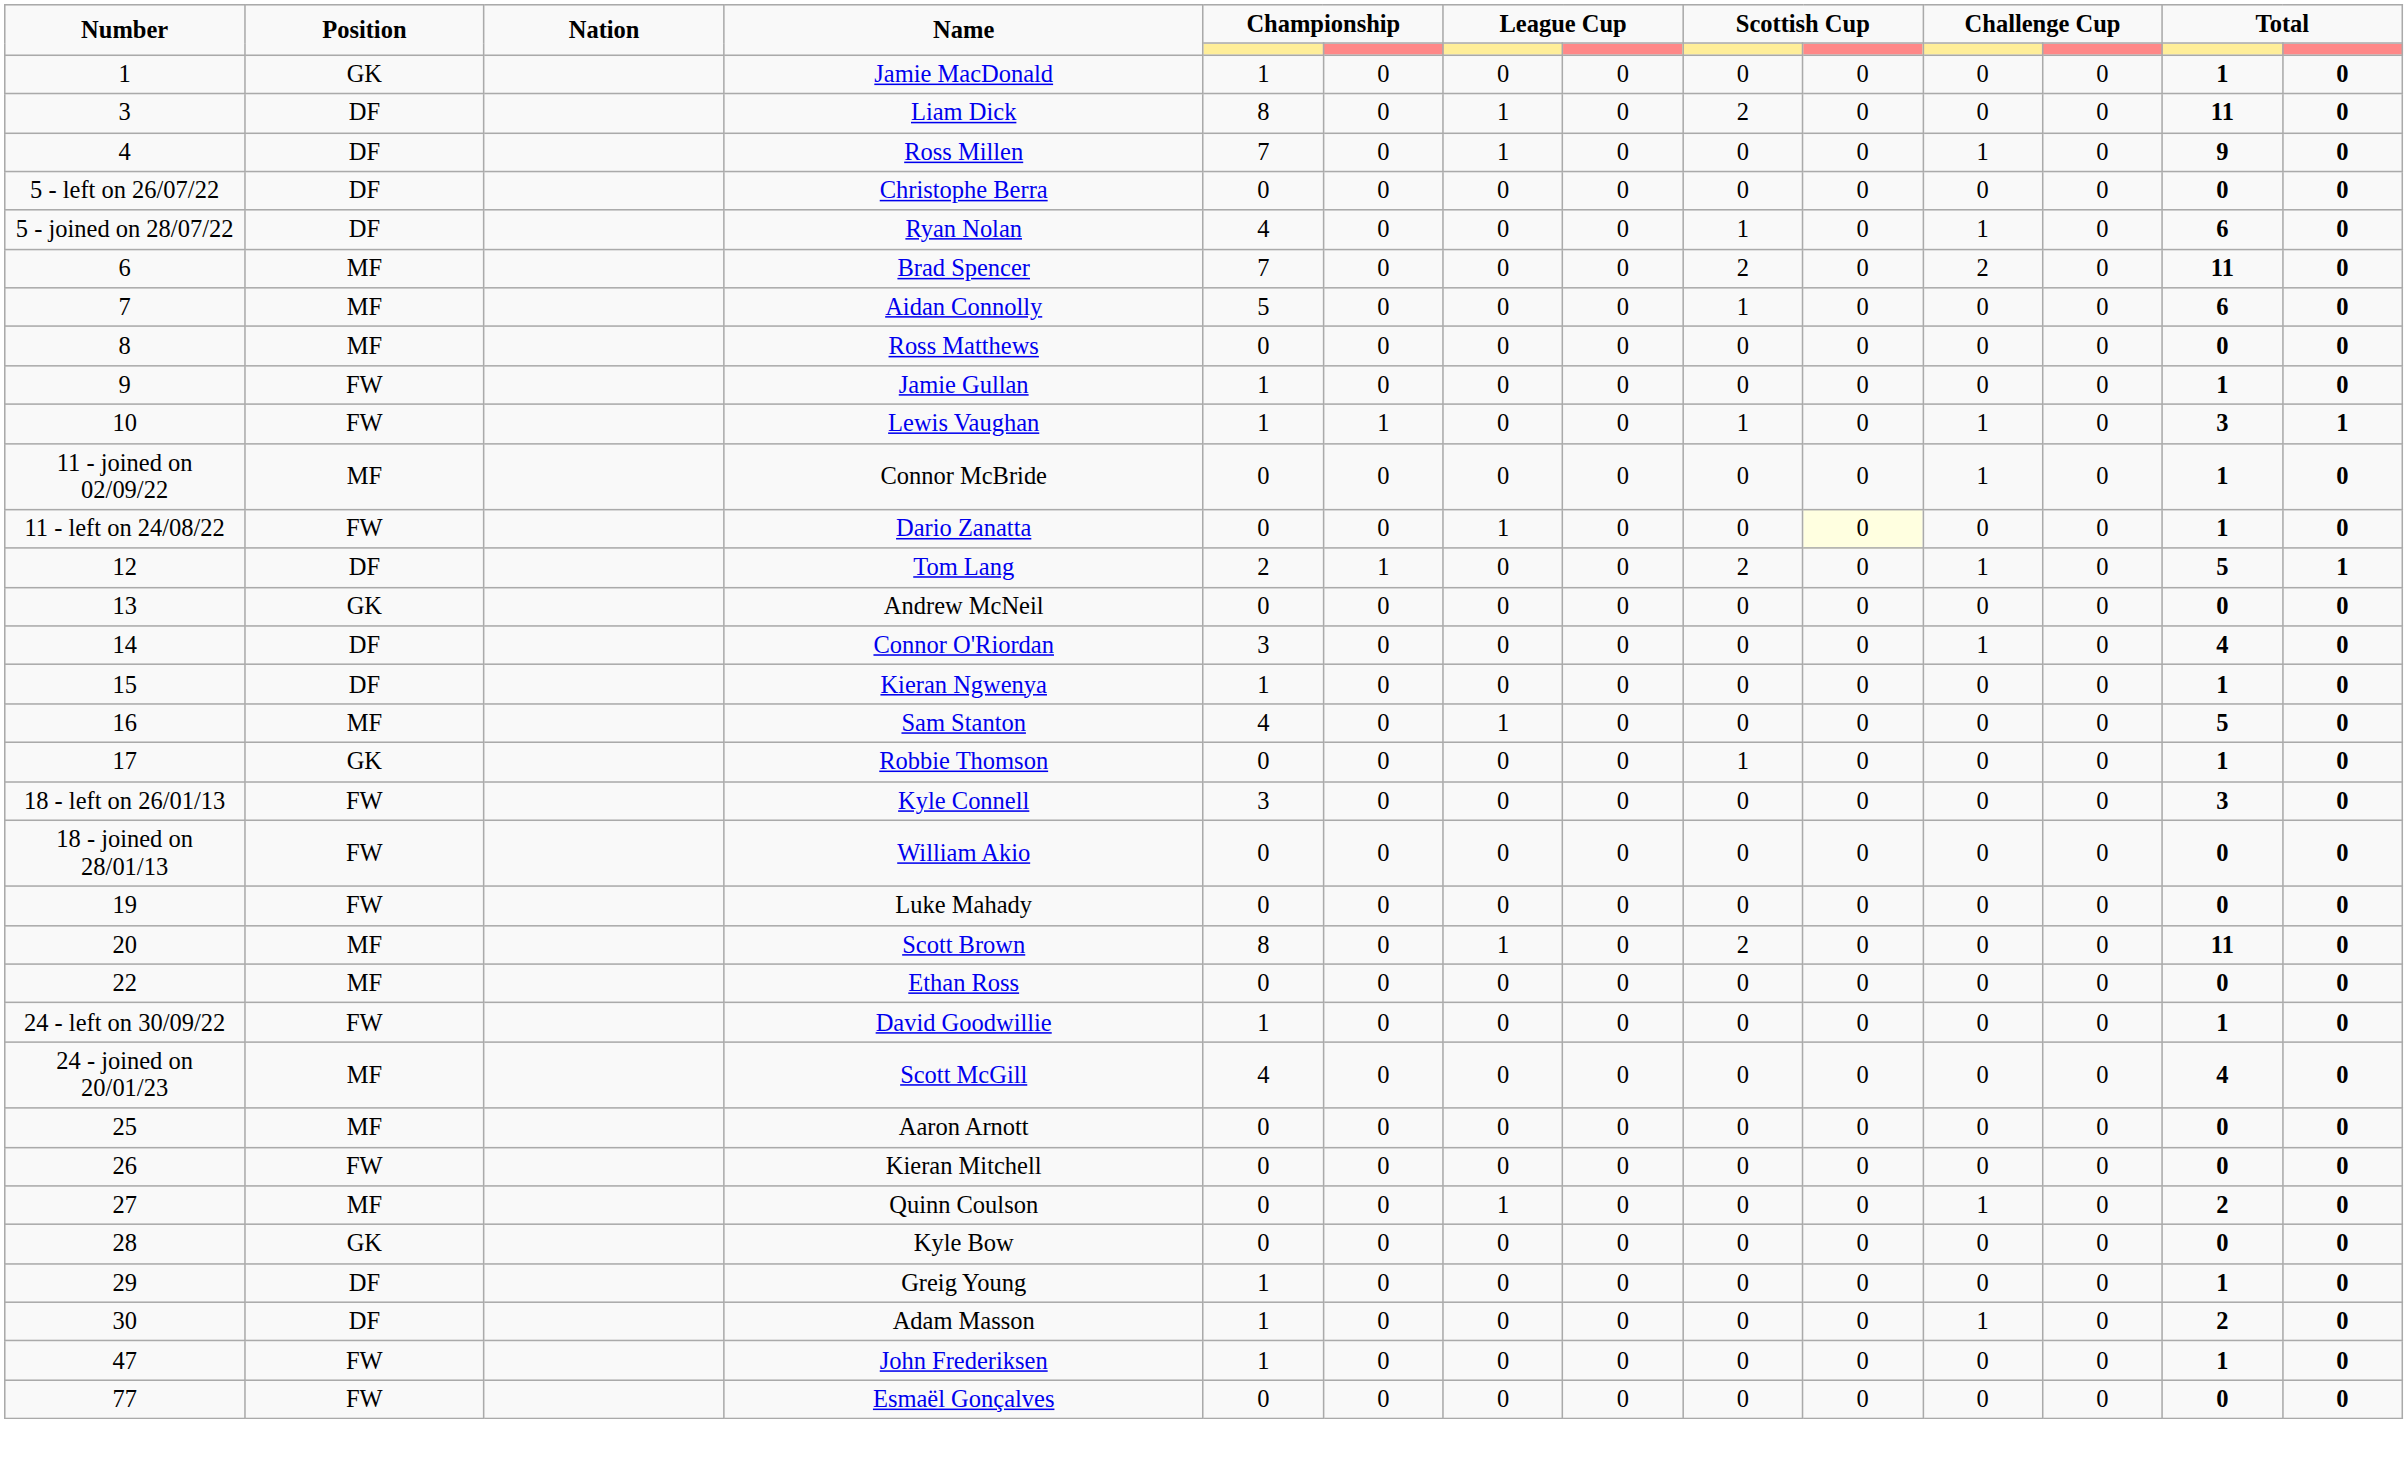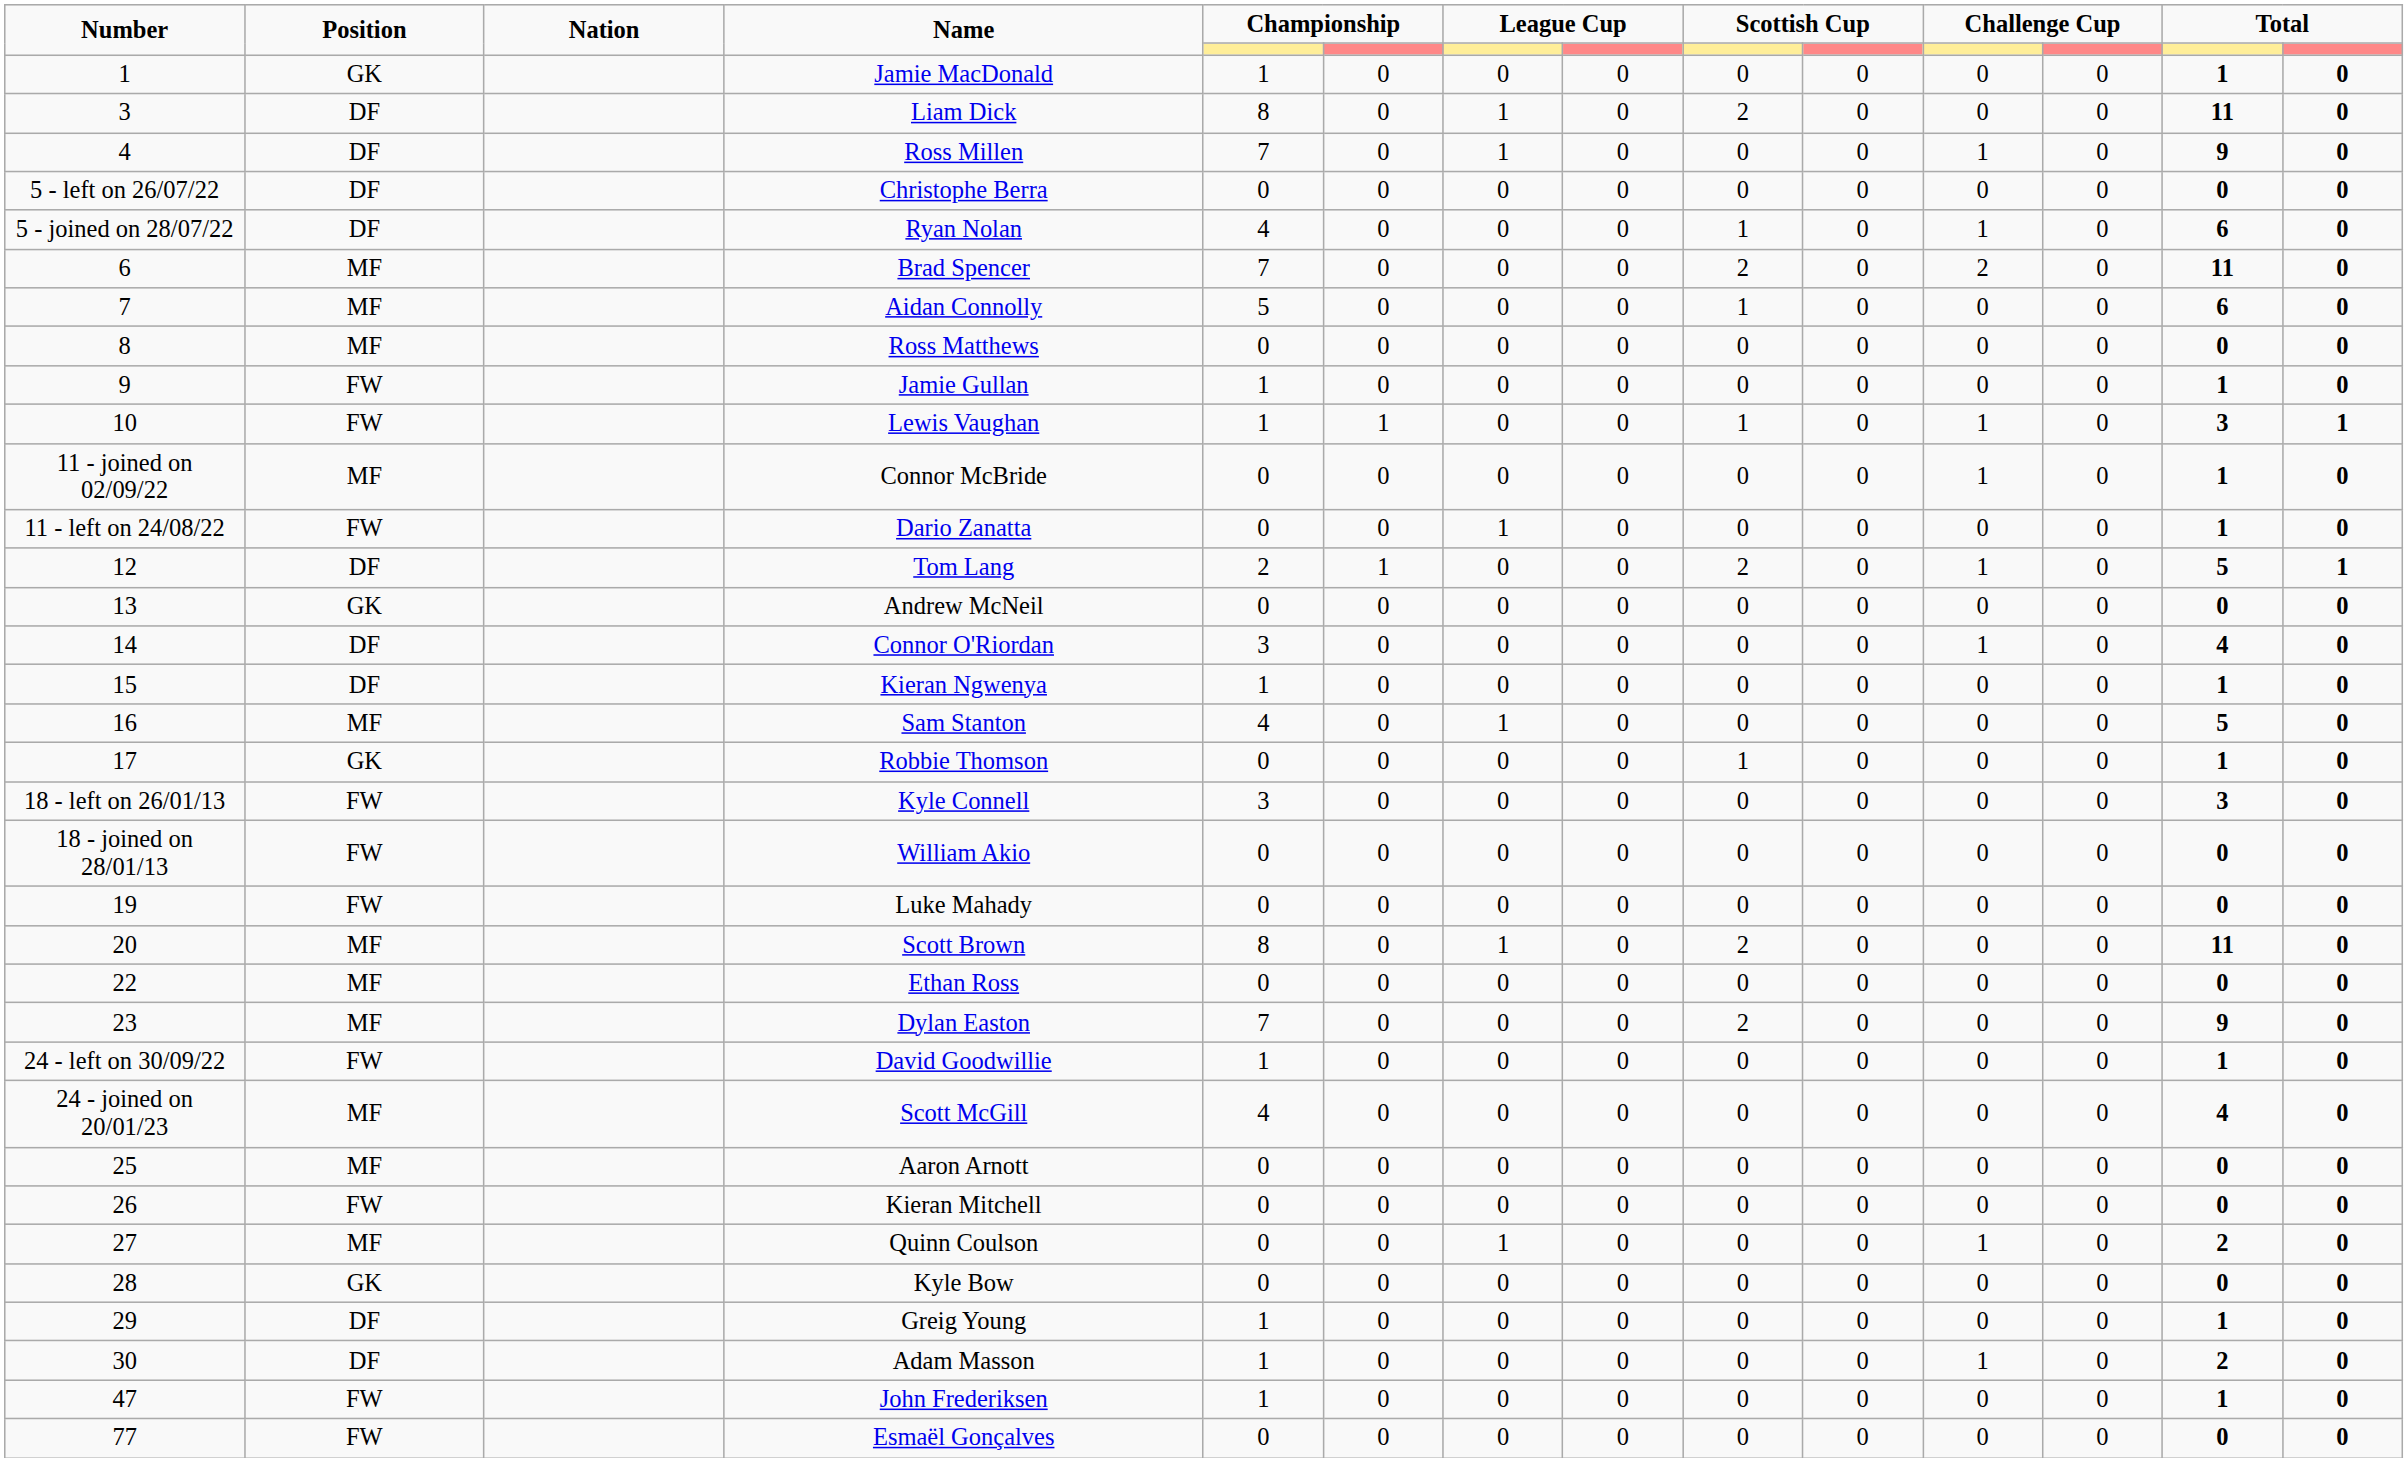(1863, 528) lightyellow background -> (1863, 528) no background
+ row: (964, 1022)
